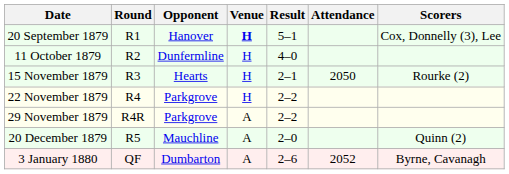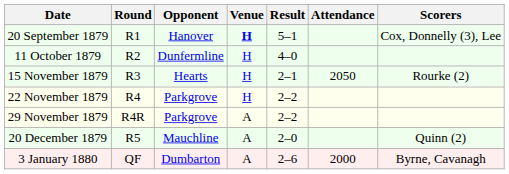(343, 158) 2052 -> (343, 158) 2000
